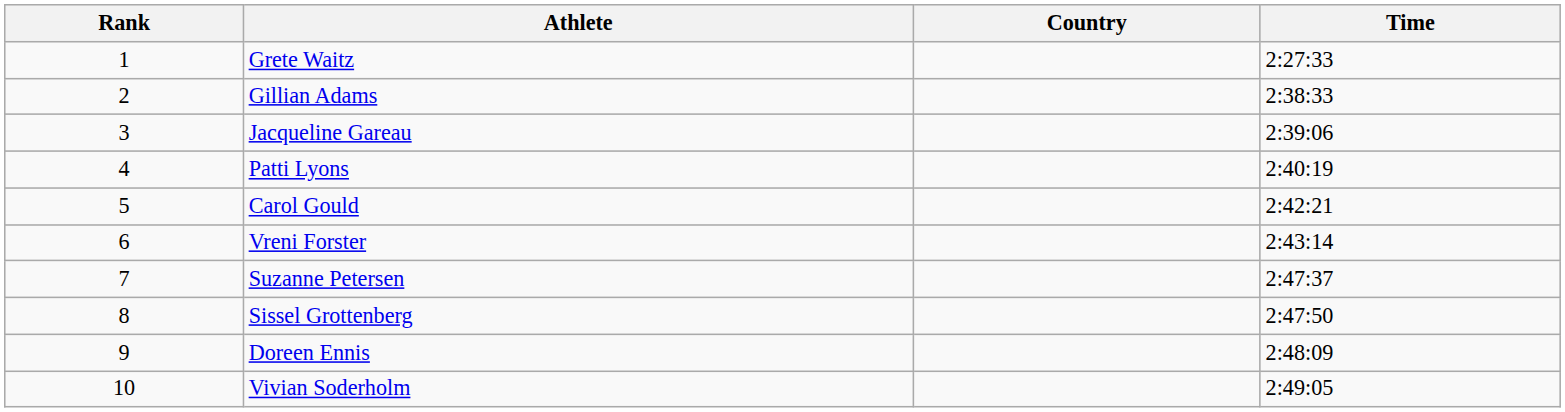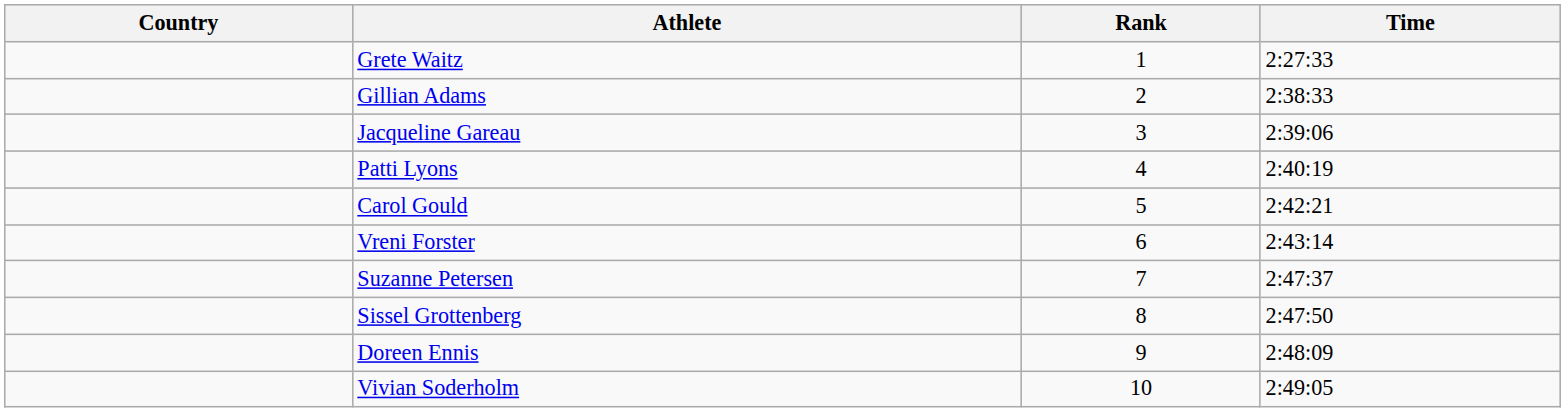columns swapped: (124, 23) <-> (1087, 23)
